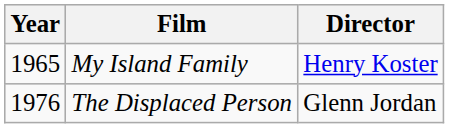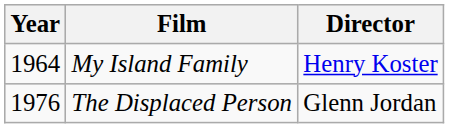(35, 63) 1965 -> (35, 63) 1964
